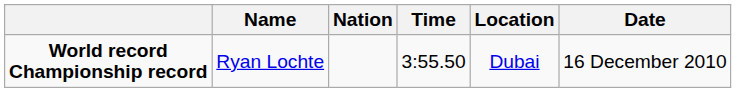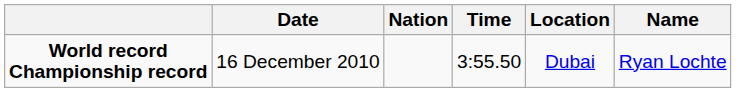columns swapped: (270, 19) <-> (645, 19)
